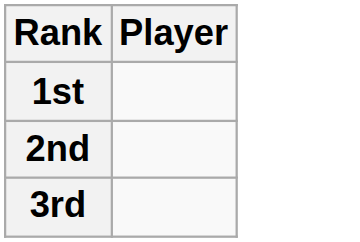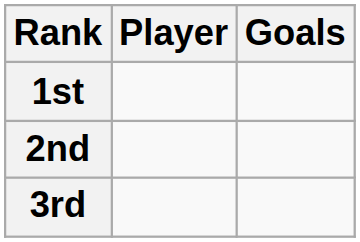+ column: (295, 33)
